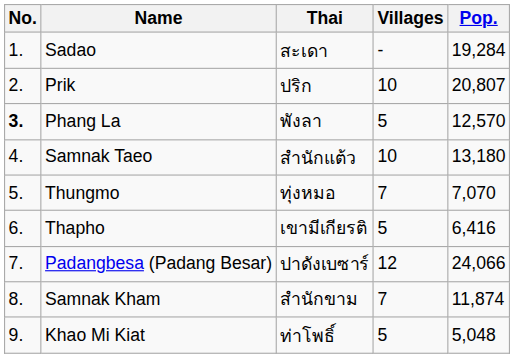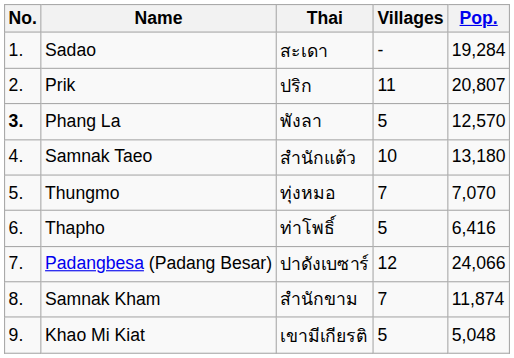(387, 85) 10 -> (387, 85) 11
(324, 228) เขามีเกียรติ -> (308, 228) ท่าโพธิ์
(308, 335) ท่าโพธิ์ -> (324, 335) เขามีเกียรติ
